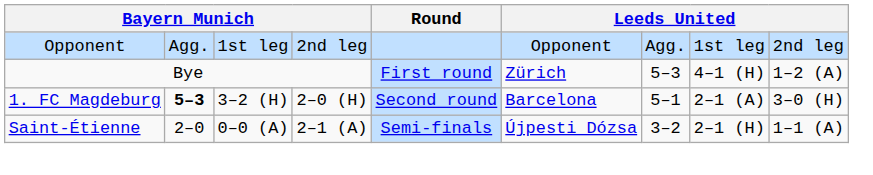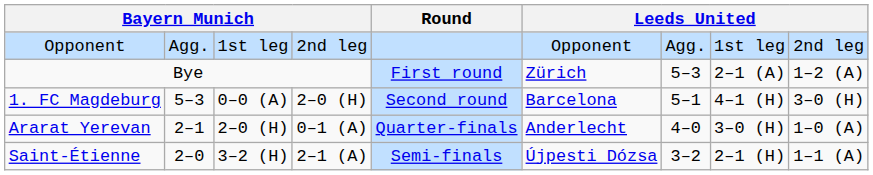(729, 74) 4–1 (H) -> (750, 74) 2–1 (A)
(189, 101) bold -> (189, 101) normal
(253, 101) 3–2 (H) -> (253, 101) 0–0 (A)
(729, 101) 2–1 (A) -> (750, 101) 4–1 (H)
+ row: (80, 129)
(253, 129) 0–0 (A) -> (253, 156) 3–2 (H)
